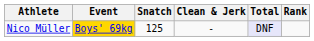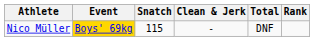(154, 28) 125 -> (154, 28) 115
(265, 28) lavender background -> (265, 28) no background
